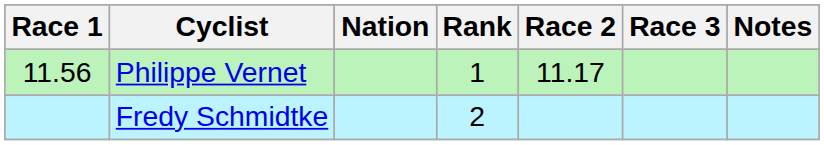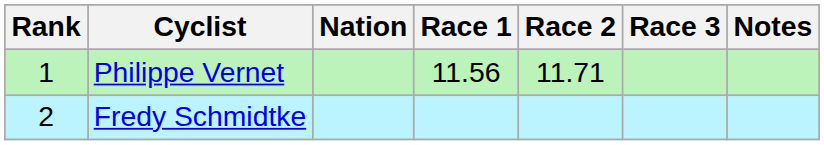columns swapped: (477, 26) <-> (57, 26)
(570, 71) 11.17 -> (570, 71) 11.71
